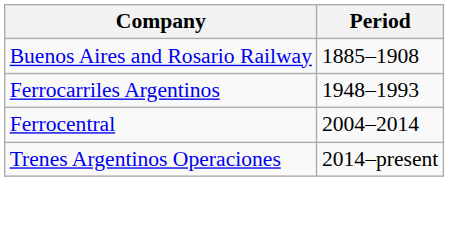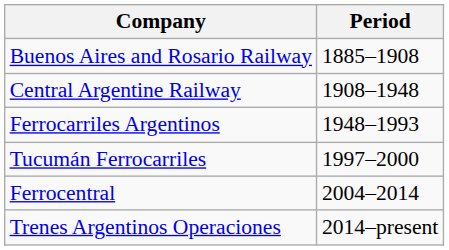+ row: (125, 90)
+ row: (108, 158)
